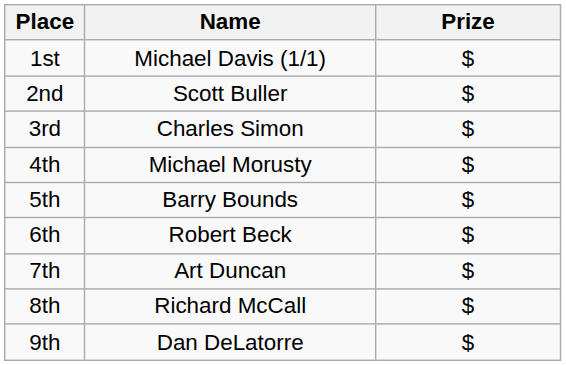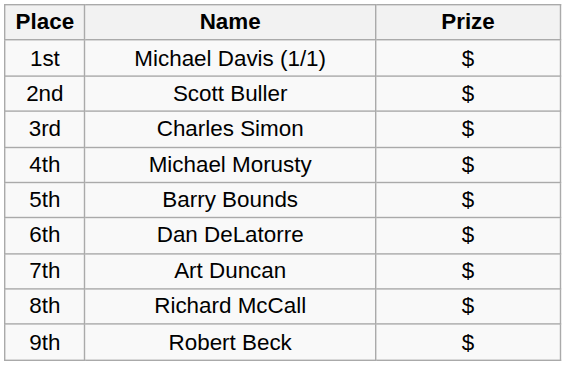(230, 235) Robert Beck -> (230, 235) Dan DeLatorre
(230, 341) Dan DeLatorre -> (230, 341) Robert Beck
